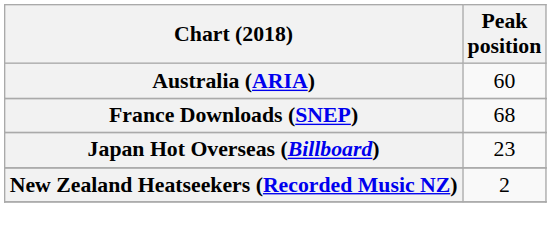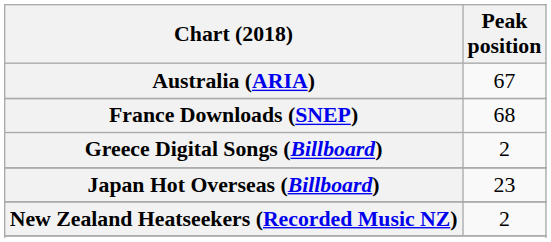(504, 80) 60 -> (504, 80) 67
+ row: (234, 149)
